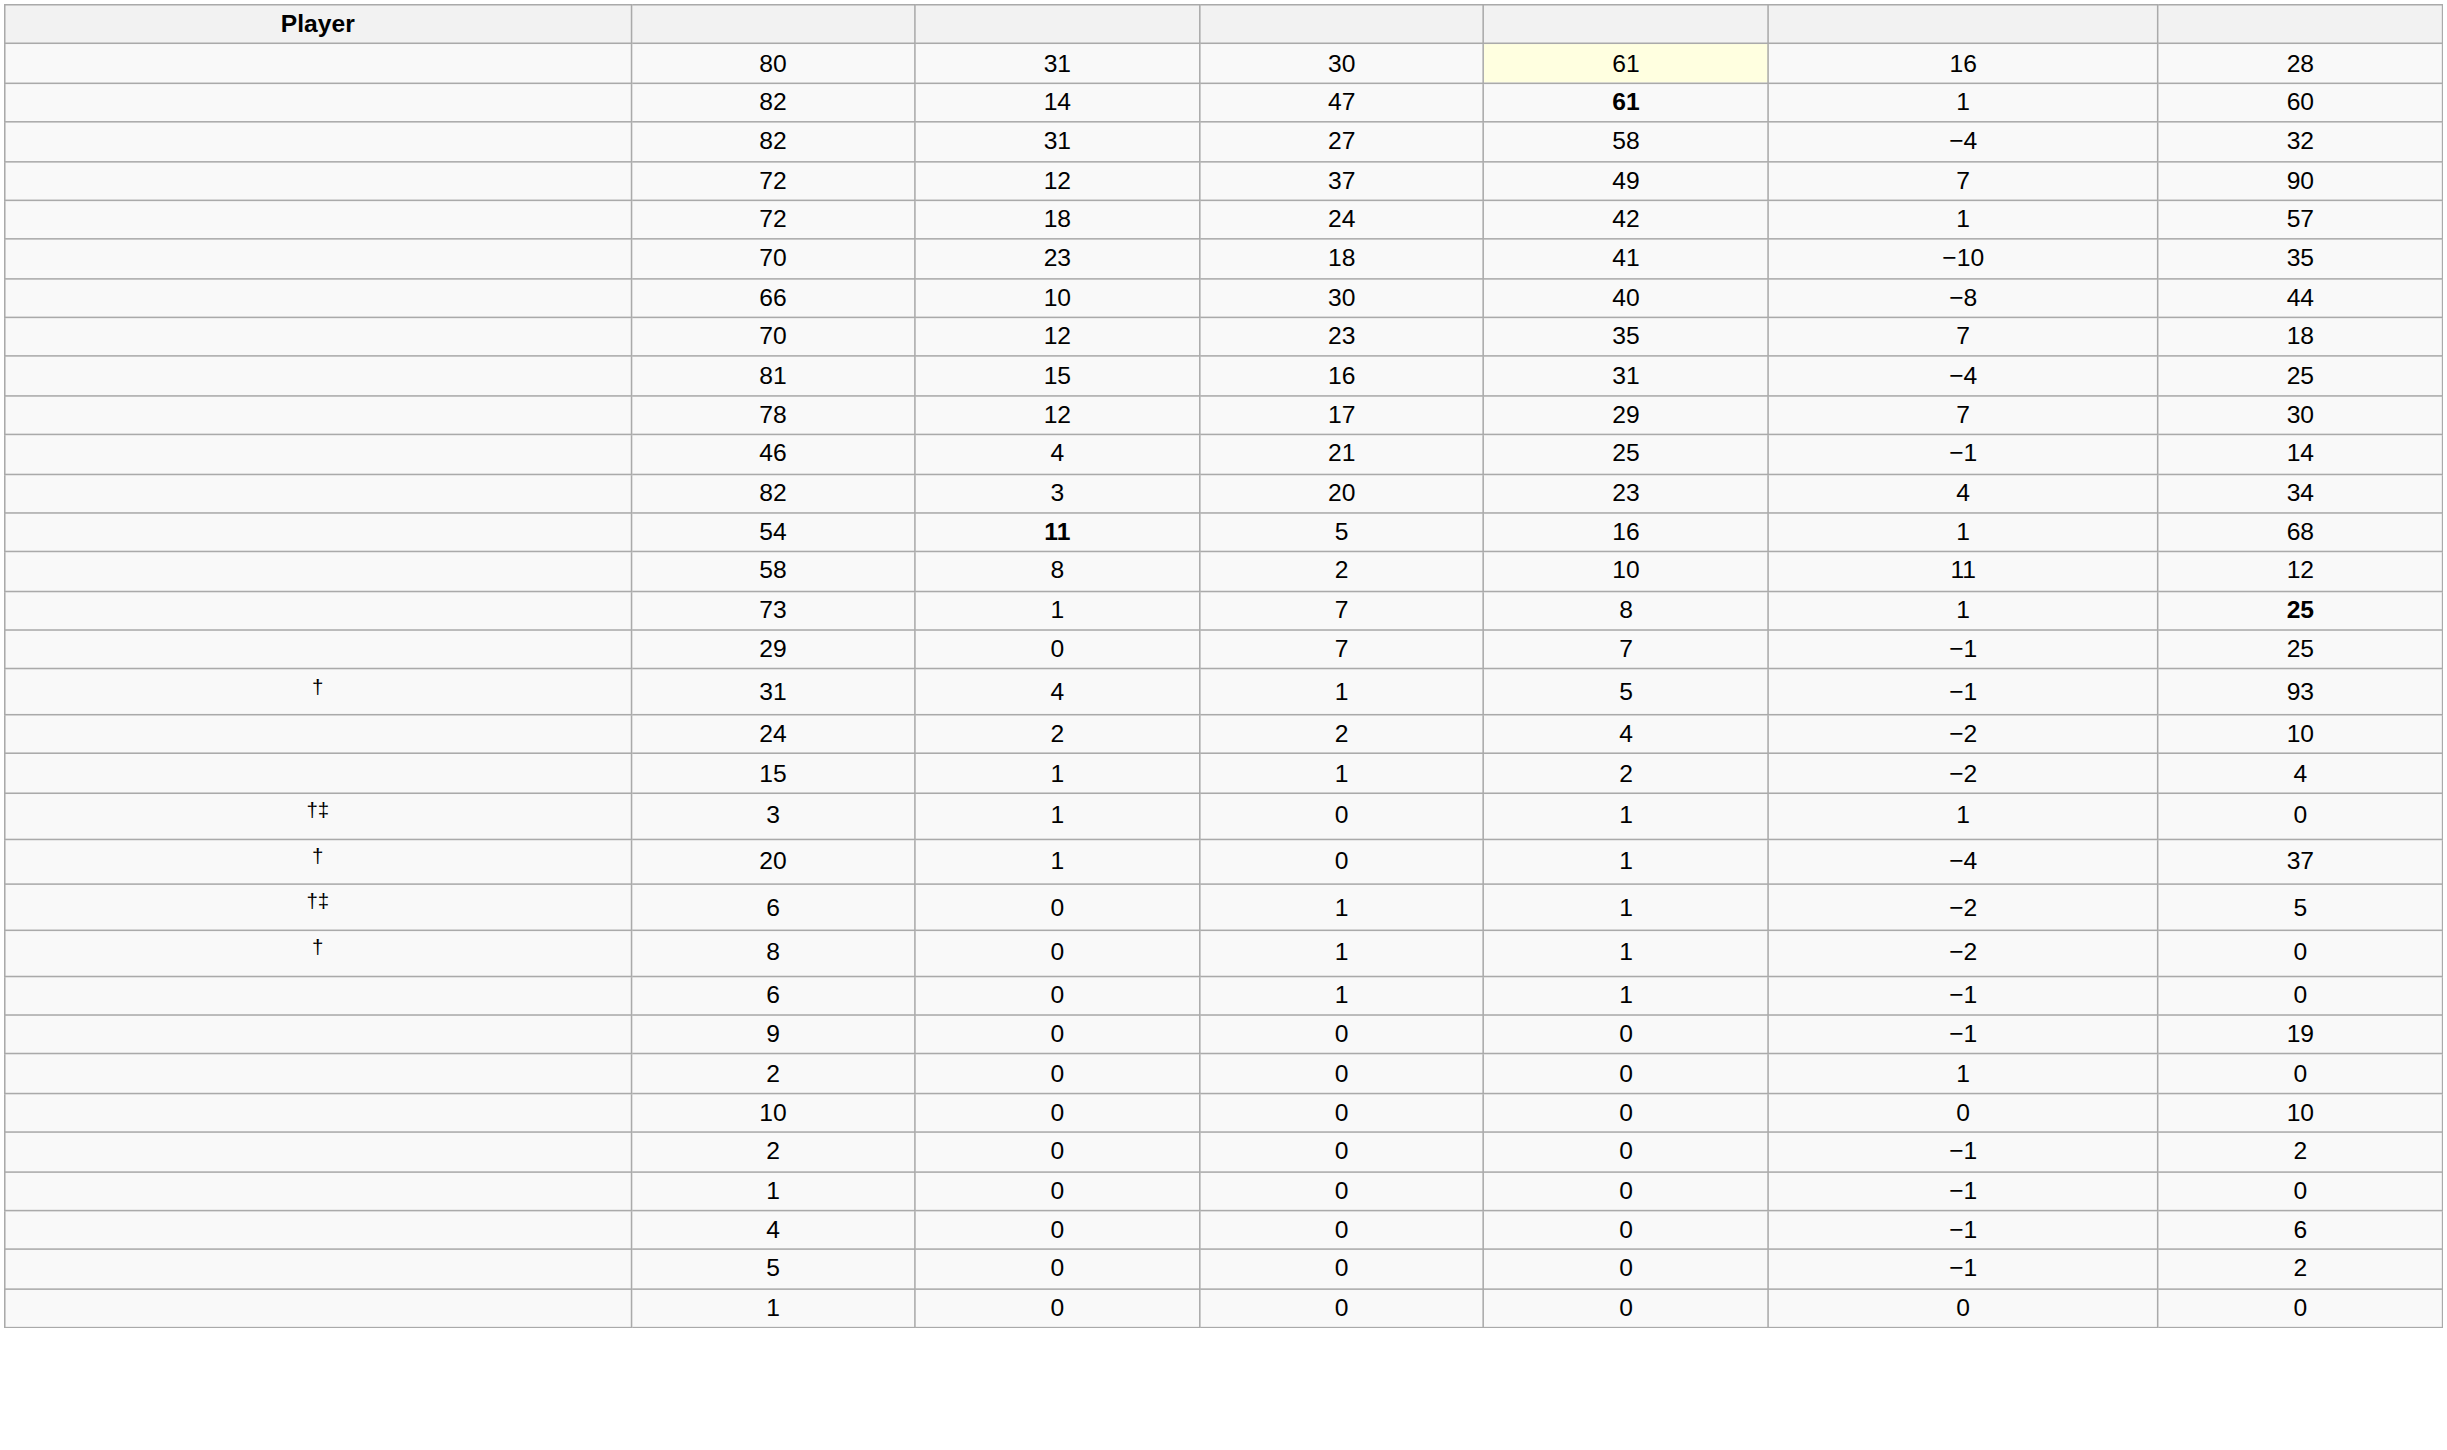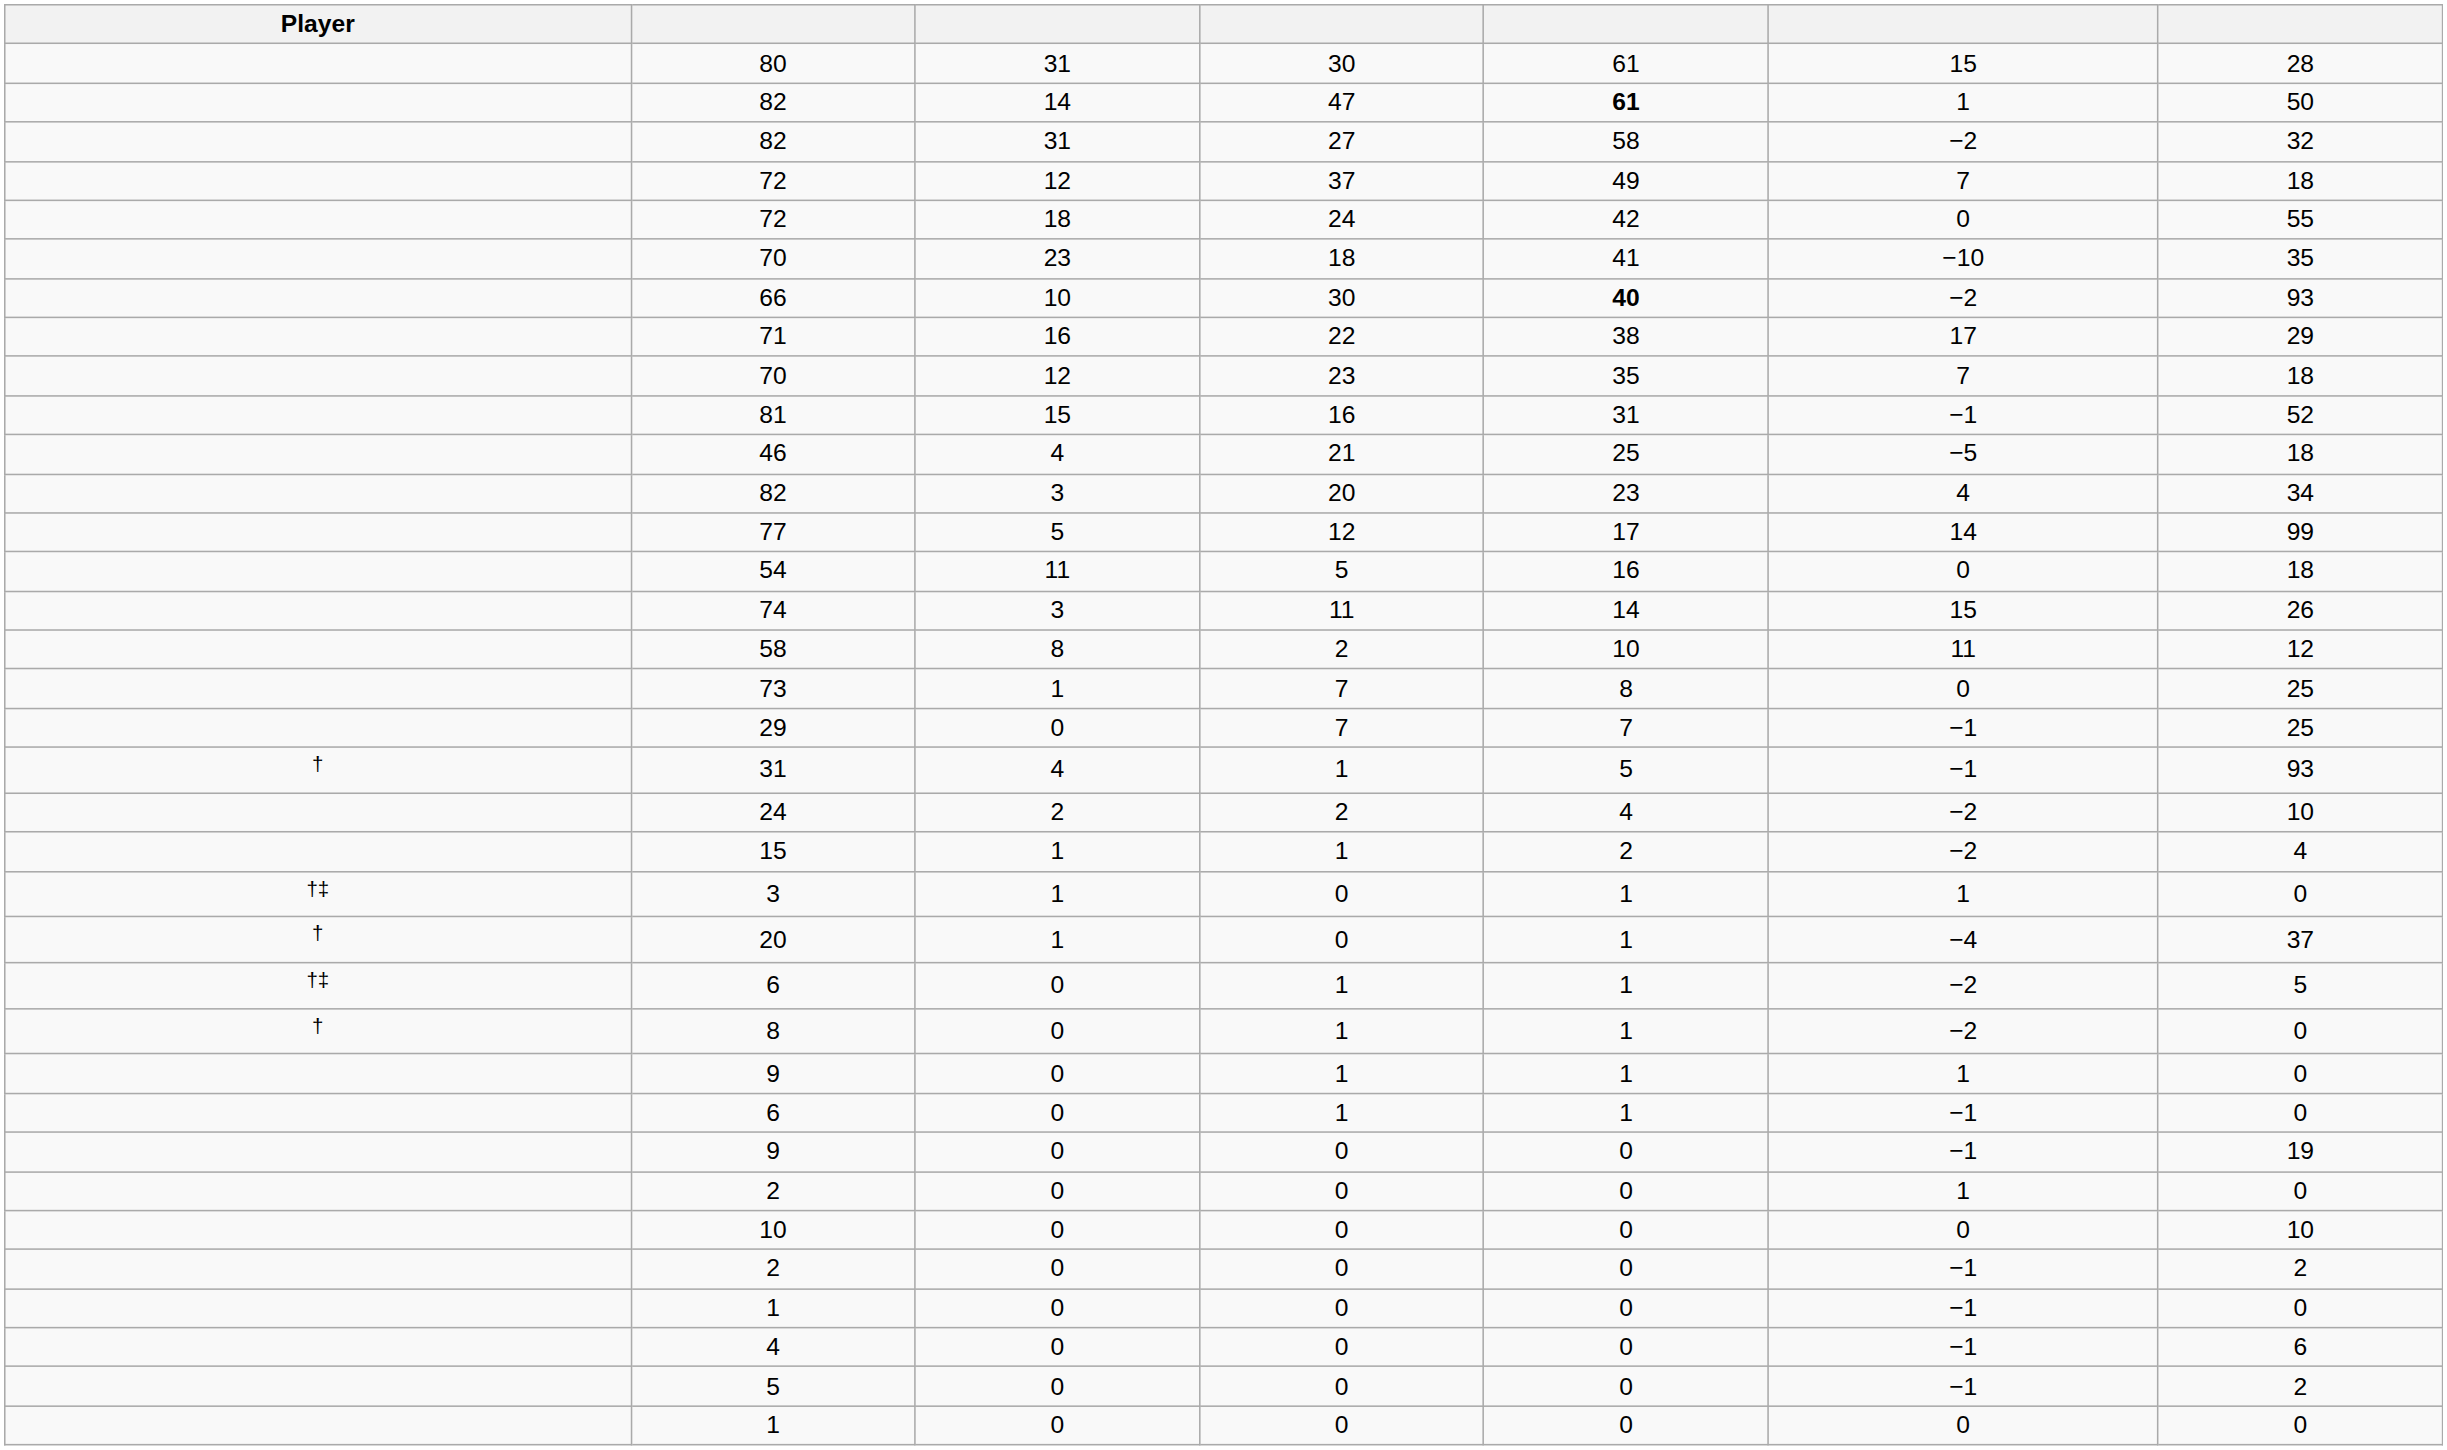(1626, 63) lightyellow background -> (1626, 63) no background
(1963, 63) 16 -> (1963, 63) 15
(2300, 102) 60 -> (2300, 102) 50
(1963, 141) −4 -> (1963, 141) −2
(2300, 180) 90 -> (2300, 180) 18
(1963, 219) 1 -> (1963, 219) 0
(2300, 219) 57 -> (2300, 219) 55
(1626, 297) normal -> (1626, 297) bold
(1963, 297) −8 -> (1963, 297) −2
(2300, 297) 44 -> (2300, 297) 93
+ row: (773, 336)
(1963, 375) −4 -> (1963, 414) −1
(2300, 375) 25 -> (2300, 414) 52
- row: (773, 414)
(1963, 453) −1 -> (1963, 453) −5
(2300, 453) 14 -> (2300, 453) 18
+ row: (773, 532)
(1057, 532) bold -> (1057, 571) normal
(1963, 532) 1 -> (1963, 571) 0
(2300, 532) 68 -> (2300, 571) 18
+ row: (773, 610)
(1963, 610) 1 -> (1963, 688) 0
(2300, 610) bold -> (2300, 688) normal
+ row: (773, 1073)
